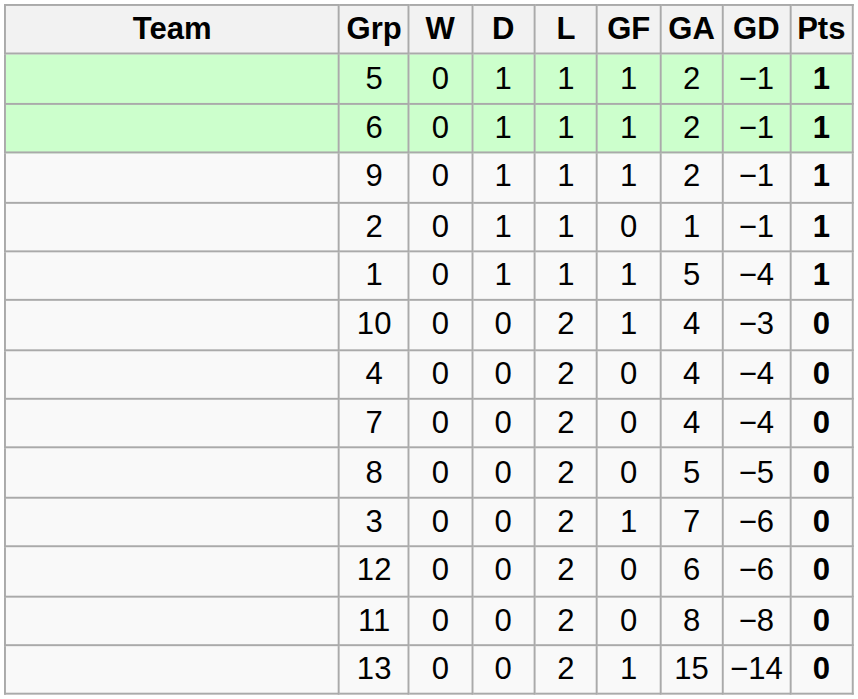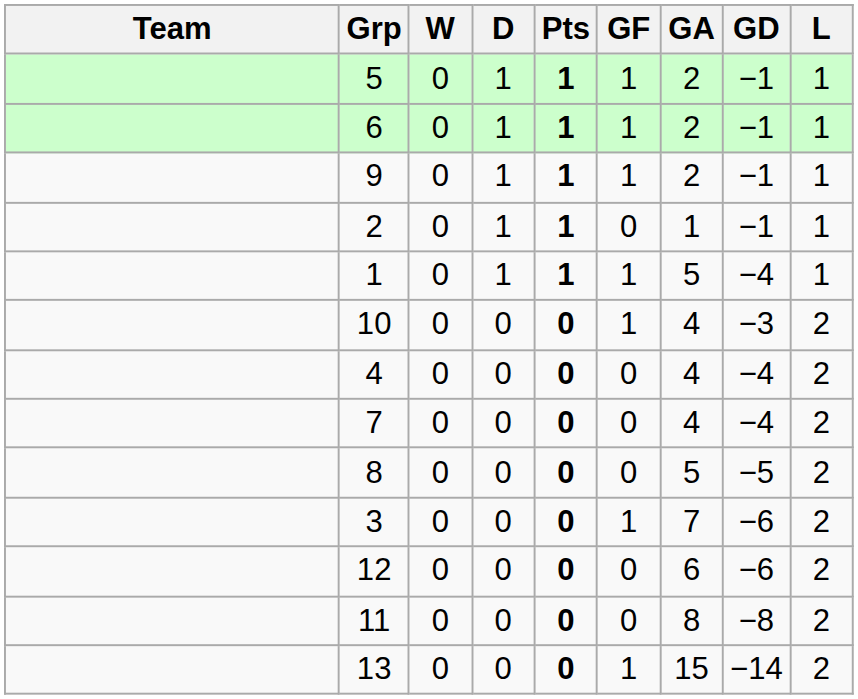columns swapped: (566, 29) <-> (821, 29)
